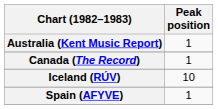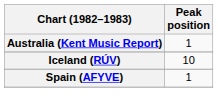- row: (84, 60)
